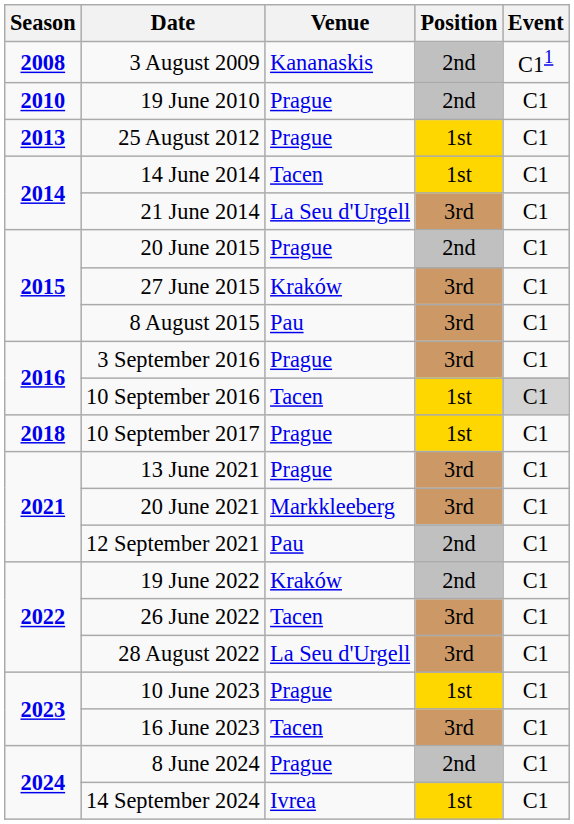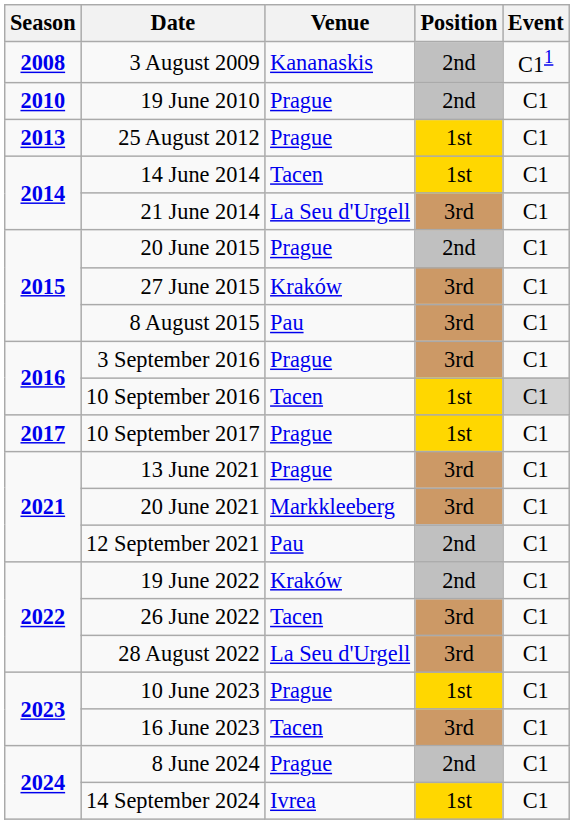(43, 432) 2018 -> (43, 432) 2017
